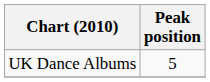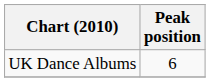(172, 63) 5 -> (172, 63) 6
